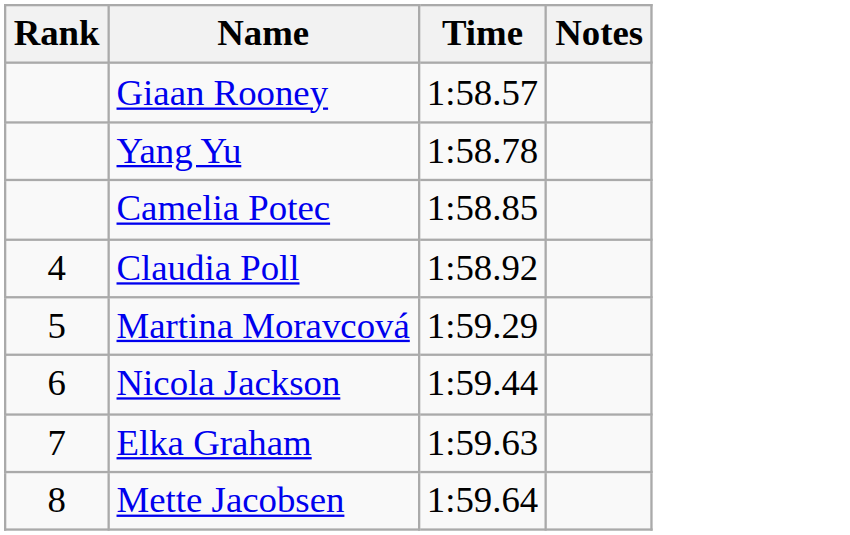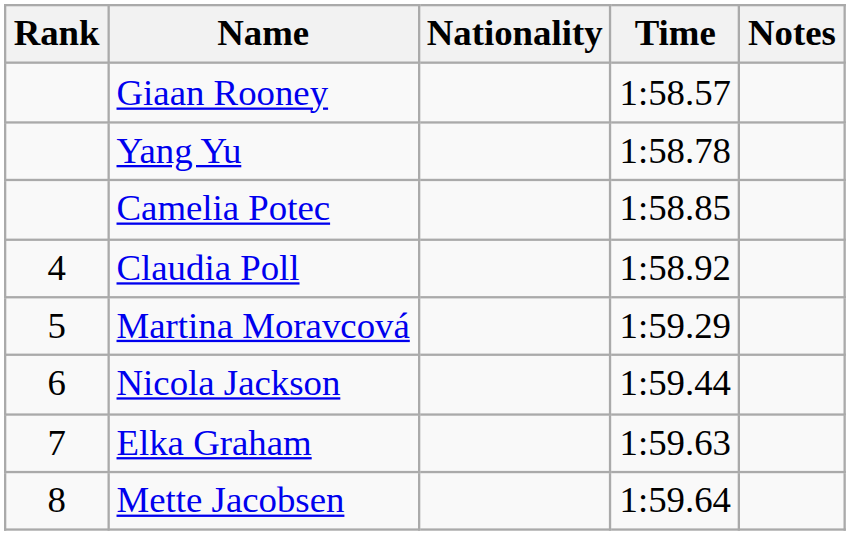+ column: (515, 33)
